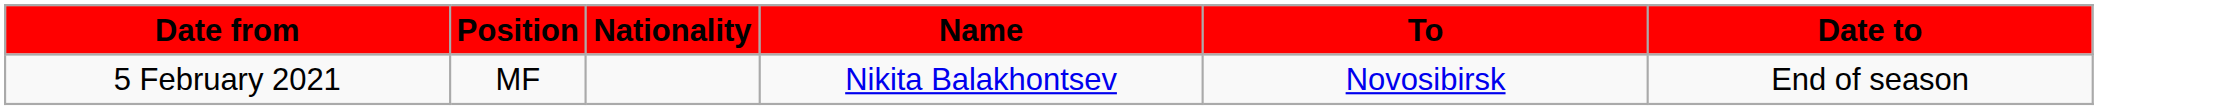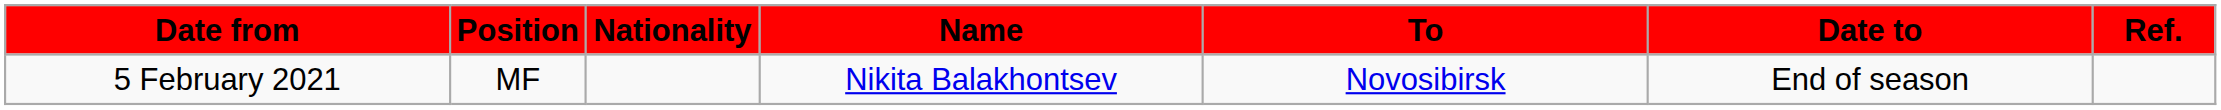+ column: (2153, 30)
